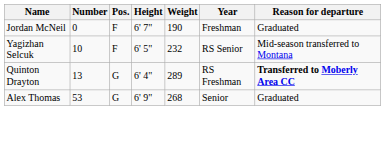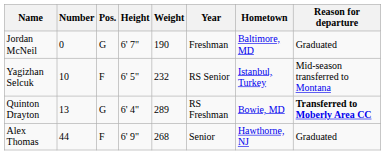+ column: (264, 17)
(115, 28) F -> (103, 44) G
(77, 97) 53 -> (64, 136) 44
(116, 97) G -> (102, 136) F
